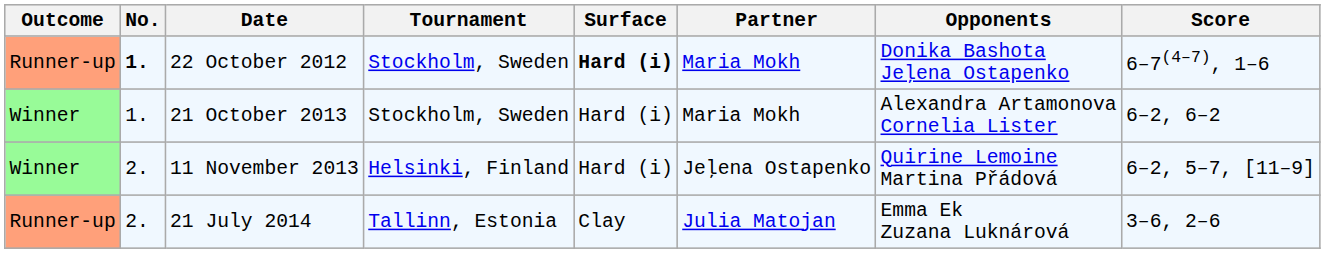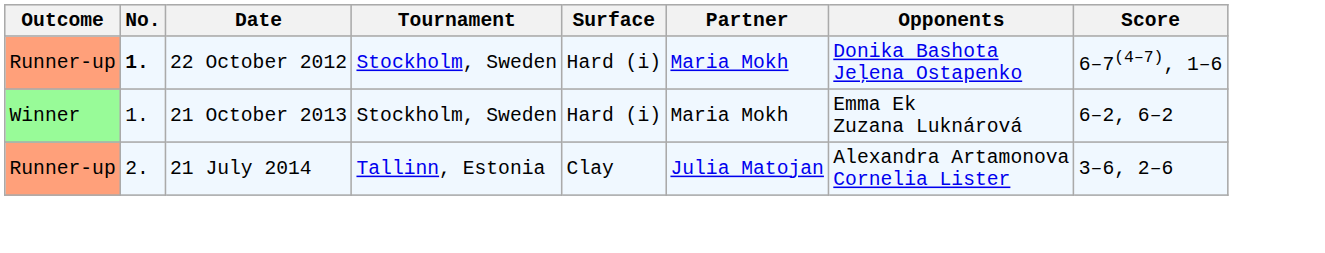(626, 62) bold -> (614, 62) normal
(999, 115) Alexandra Artamonova Cornelia Lister -> (928, 115) Emma Ek Zuzana Luknárová
- row: (264, 168)
(975, 221) Emma Ek Zuzana Luknárová -> (951, 168) Alexandra Artamonova Cornelia Lister
